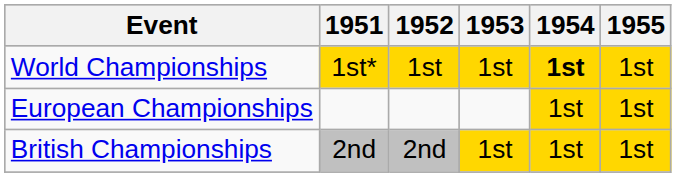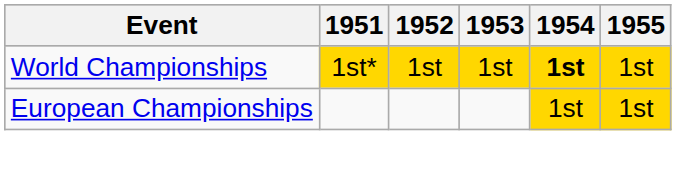- row: (141, 150)
